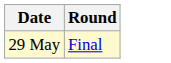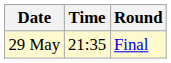+ column: (87, 17)
